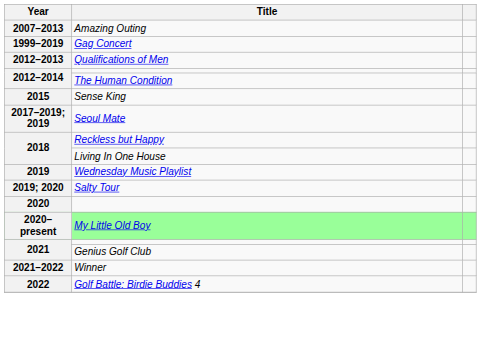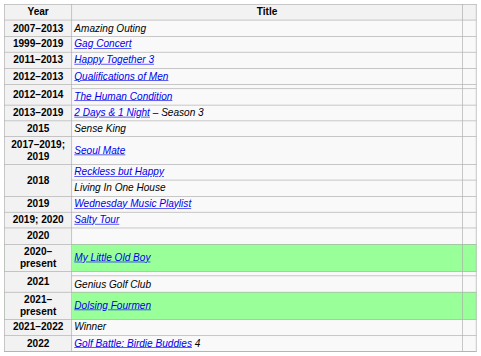+ row: (38, 60)
+ row: (38, 113)
+ row: (38, 305)
